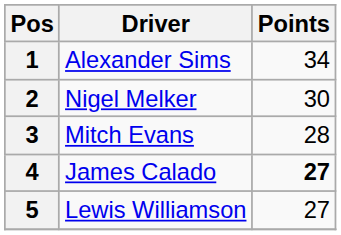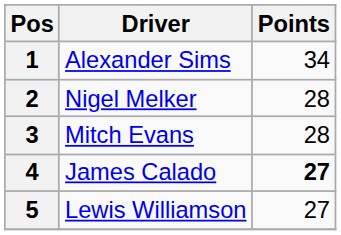(317, 98) 30 -> (317, 98) 28
